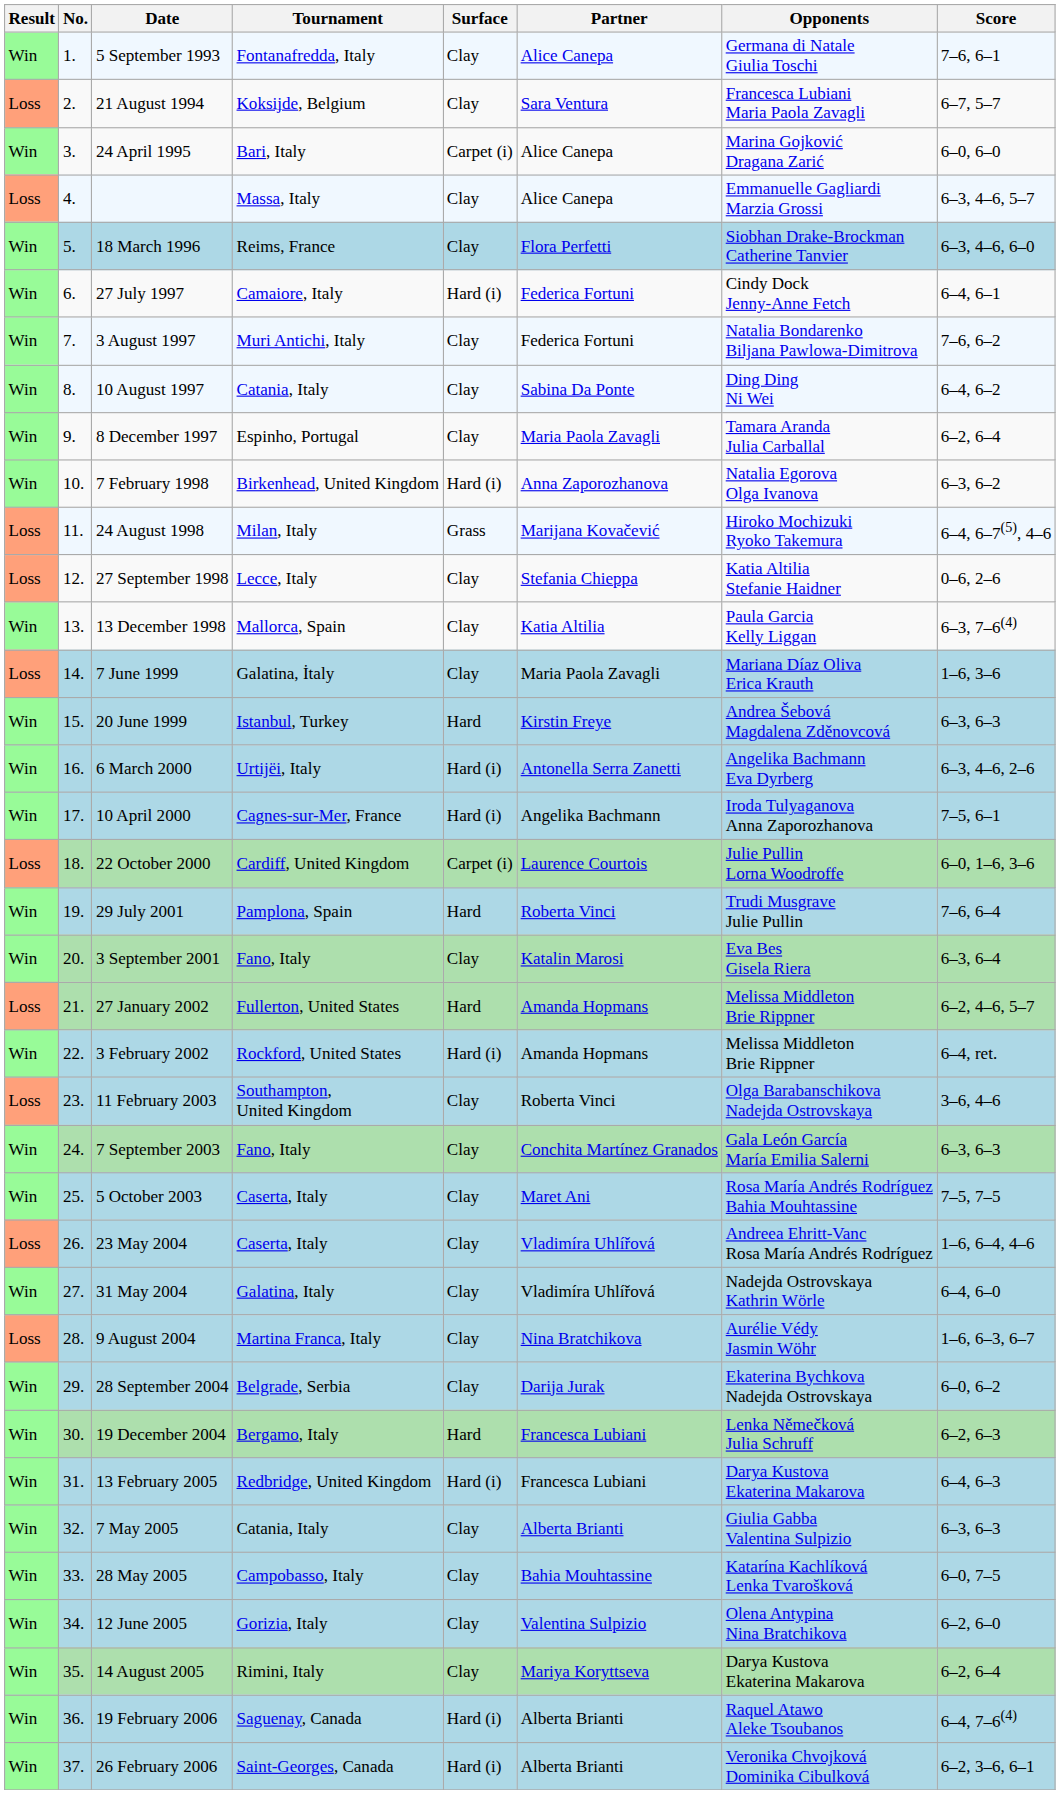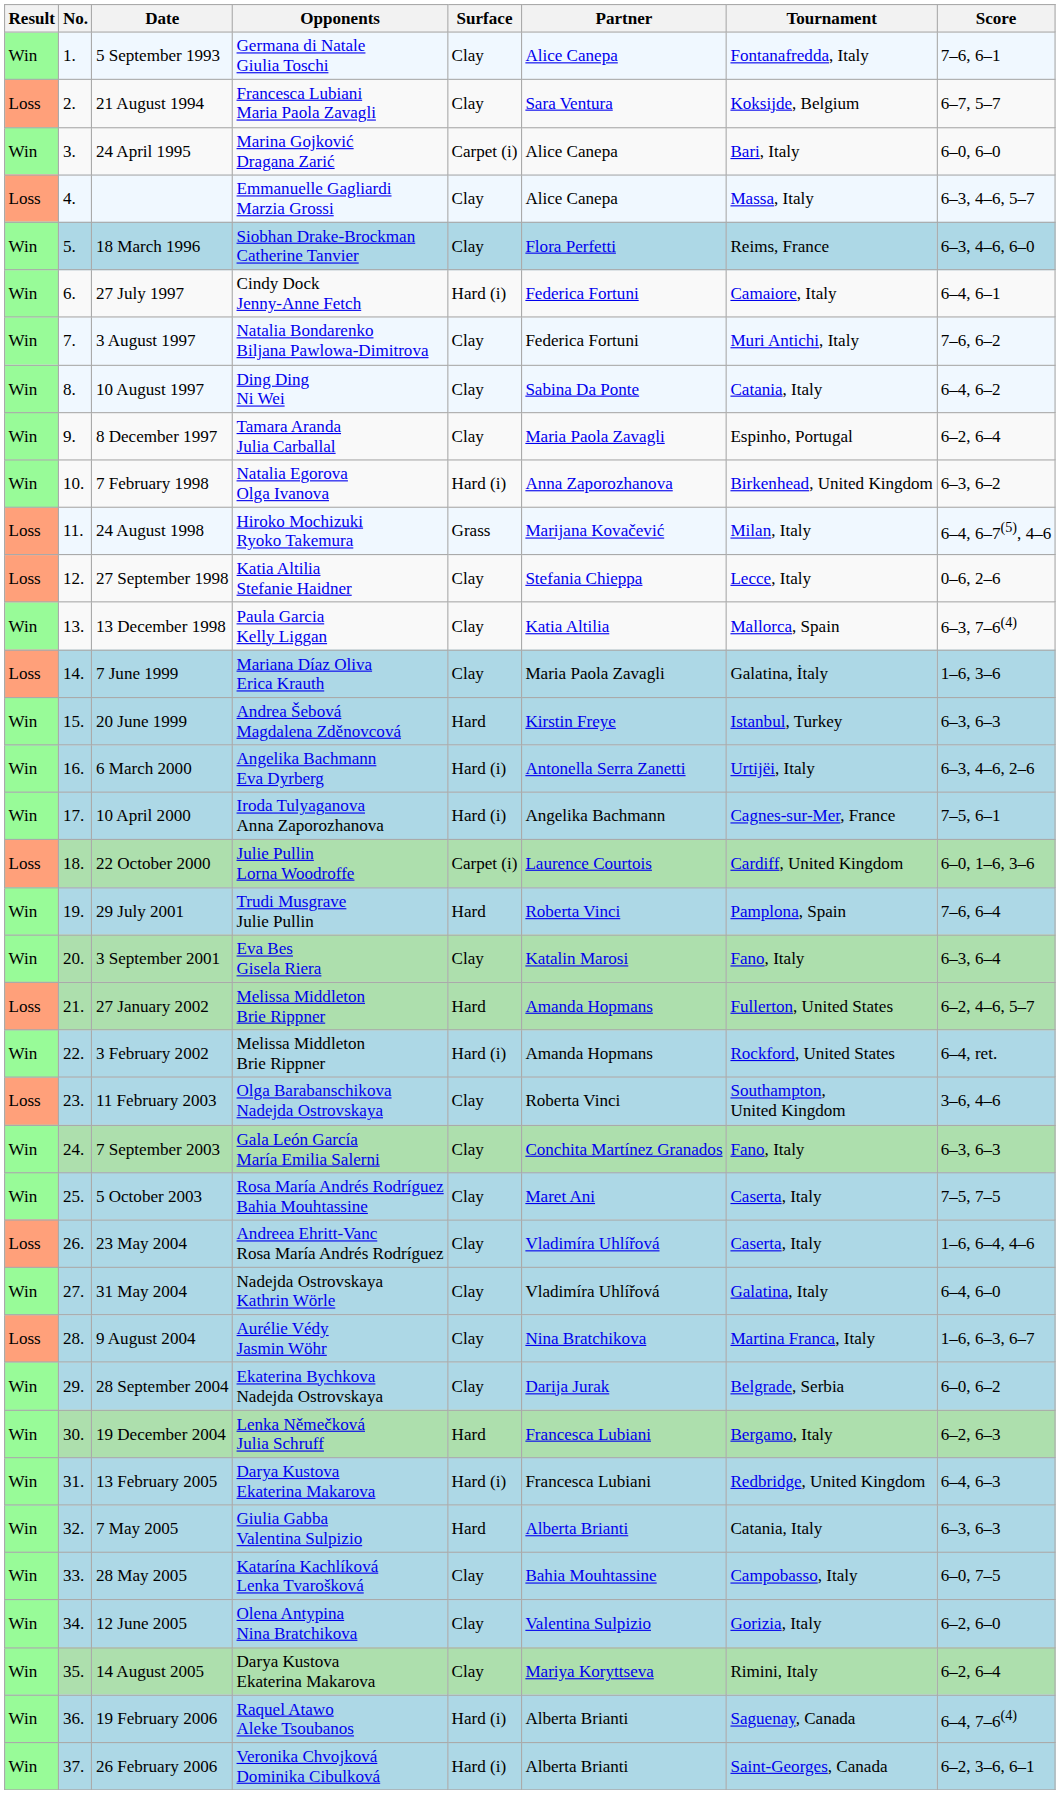columns swapped: (338, 17) <-> (829, 17)
(463, 1528) Clay -> (469, 1528) Hard
